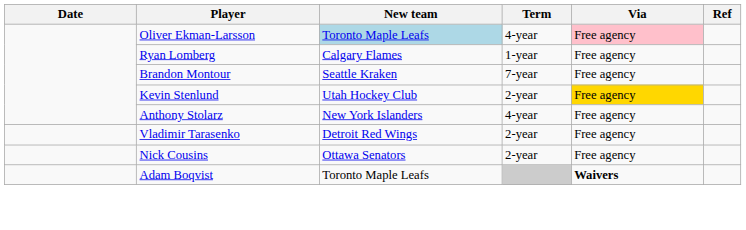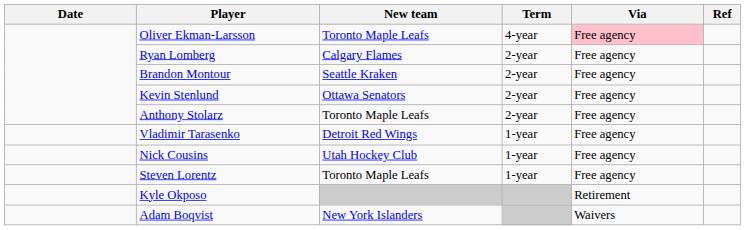(376, 34) lightblue background -> (376, 34) no background
(521, 54) 1-year -> (521, 54) 2-year
(521, 74) 7-year -> (521, 74) 2-year
(370, 94) Utah Hockey Club -> (364, 94) Ottawa Senators
(605, 94) gold background -> (605, 94) no background
(372, 114) New York Islanders -> (376, 114) Toronto Maple Leafs
(521, 114) 4-year -> (521, 114) 2-year
(521, 134) 2-year -> (521, 134) 1-year
(364, 154) Ottawa Senators -> (370, 154) Utah Hockey Club
(521, 154) 2-year -> (521, 154) 1-year
+ row: (178, 174)
+ row: (173, 194)
(376, 174) Toronto Maple Leafs -> (372, 214) New York Islanders
(596, 174) bold -> (595, 214) normal
